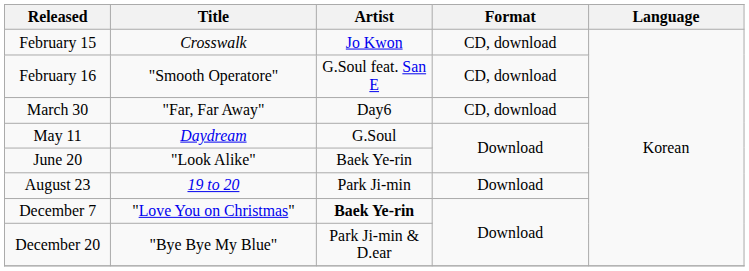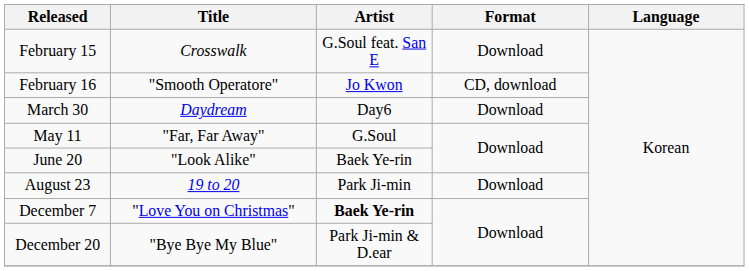(374, 42) Jo Kwon -> (374, 51) G.Soul feat. San E
(510, 42) CD, download -> (510, 51) Download
(374, 76) G.Soul feat. San E -> (374, 85) Jo Kwon
(213, 110) "Far, Far Away" -> (213, 110) Daydream
(510, 110) CD, download -> (510, 110) Download
(213, 135) Daydream -> (213, 135) "Far, Far Away"
